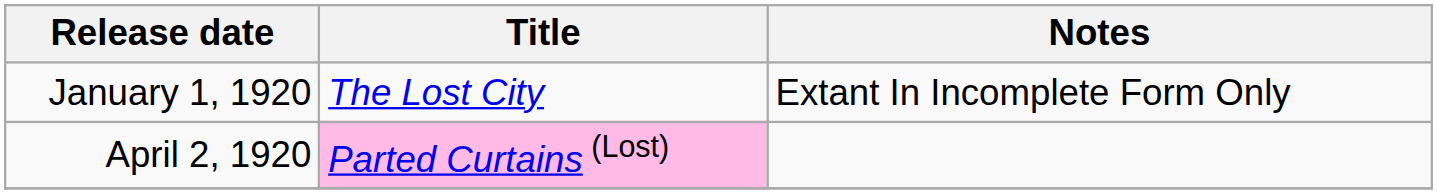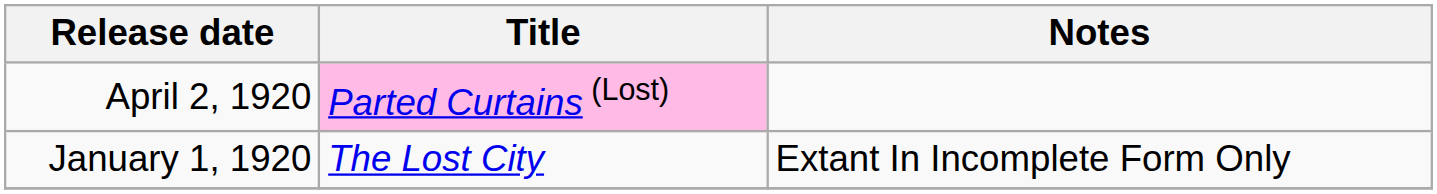rows swapped: (180, 91) <-> (208, 154)
